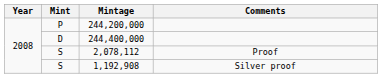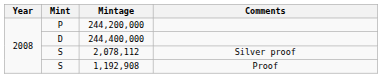(265, 53) Proof -> (265, 53) Silver proof
(265, 66) Silver proof -> (265, 66) Proof
